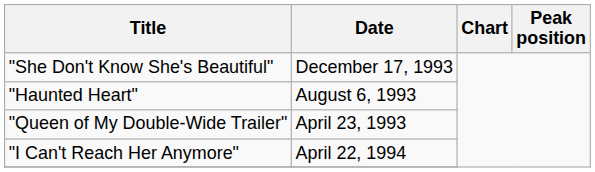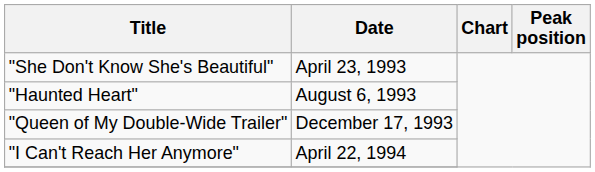(374, 67) December 17, 1993 -> (351, 67) April 23, 1993
(351, 124) April 23, 1993 -> (374, 124) December 17, 1993
